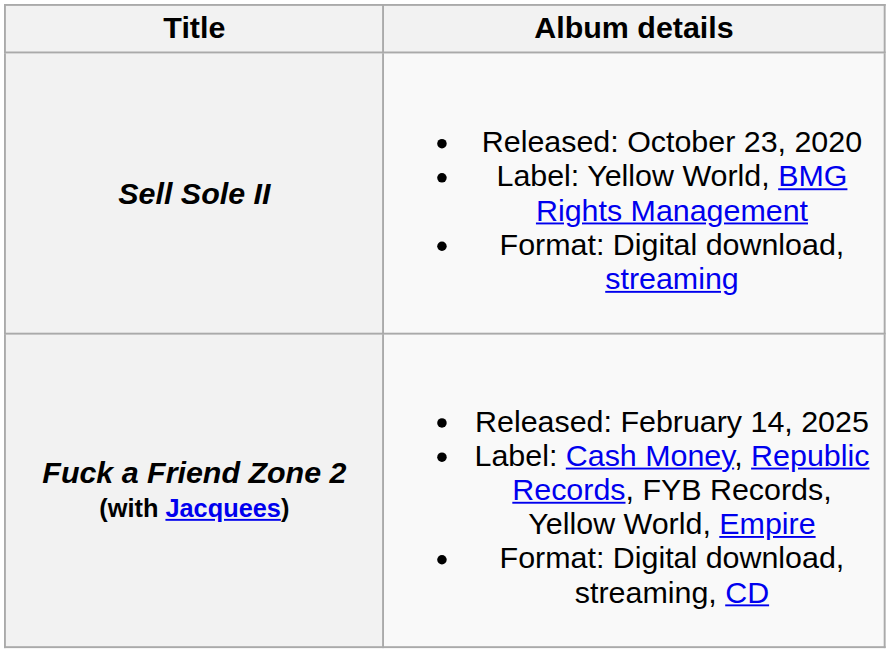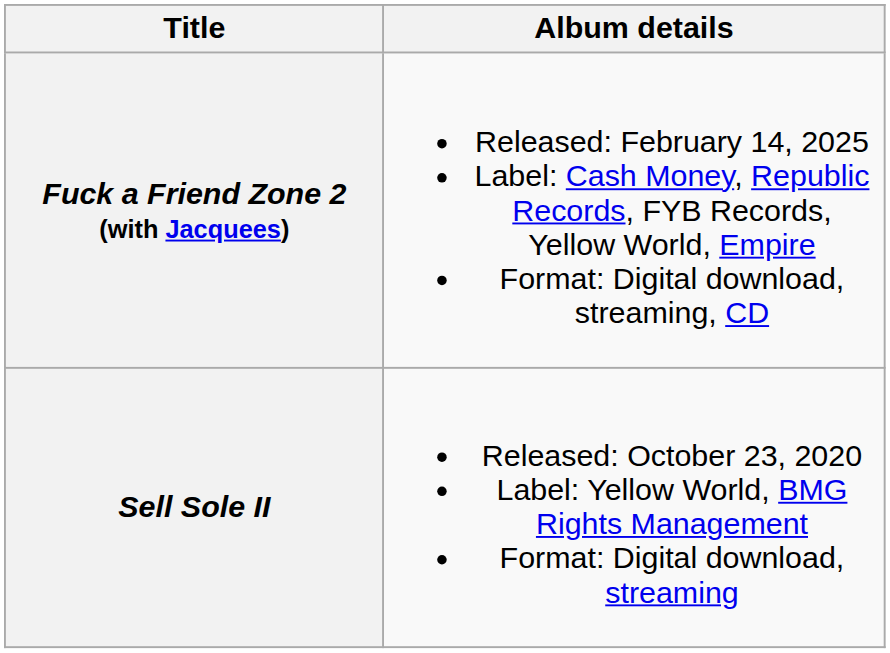rows swapped: (194, 192) <-> (194, 489)
